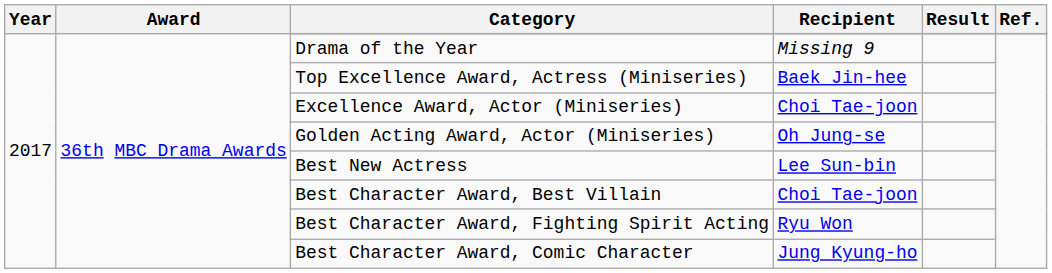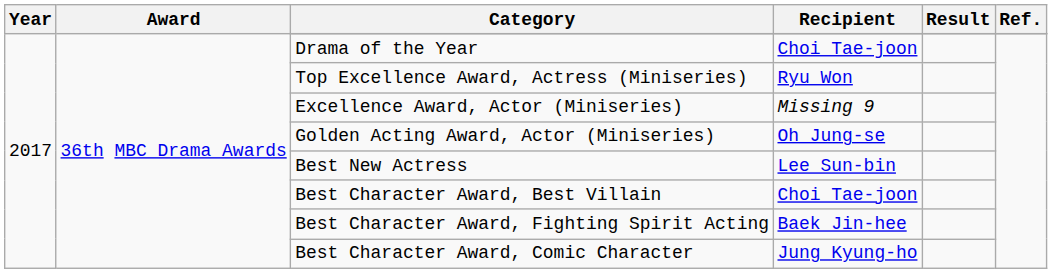(826, 49) Missing 9 -> (847, 49) Choi Tae-joon
(842, 78) Baek Jin-hee -> (815, 78) Ryu Won
(847, 107) Choi Tae-joon -> (826, 107) Missing 9
(815, 224) Ryu Won -> (842, 224) Baek Jin-hee
